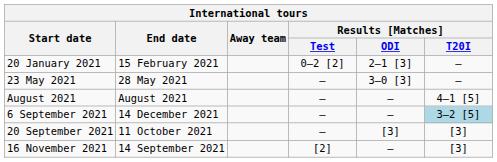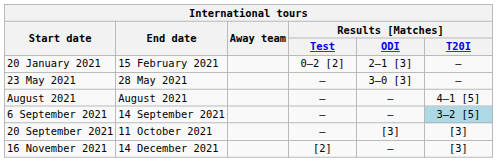(168, 115) 14 December 2021 -> (172, 115) 14 September 2021
(172, 148) 14 September 2021 -> (168, 148) 14 December 2021
